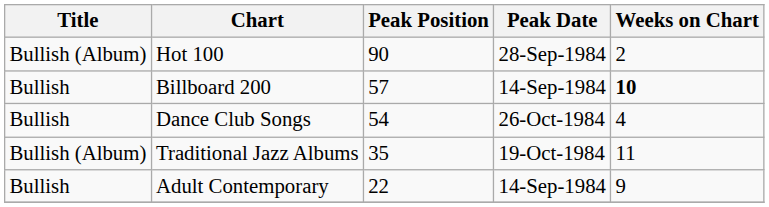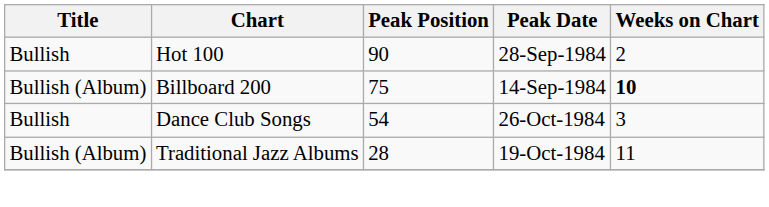(78, 53) Bullish (Album) -> (39, 53) Bullish
(39, 86) Bullish -> (78, 86) Bullish (Album)
(379, 86) 57 -> (379, 86) 75
(621, 119) 4 -> (621, 119) 3
(379, 152) 35 -> (379, 152) 28
- row: (242, 185)
